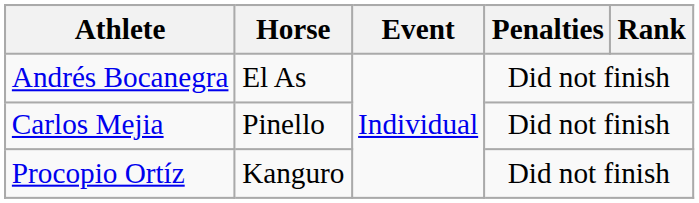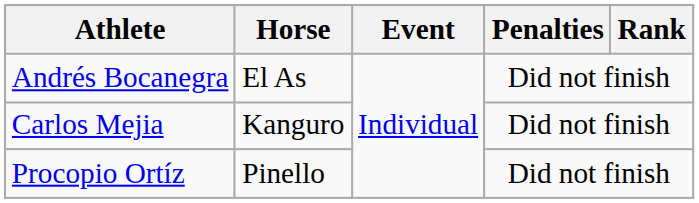(284, 125) Pinello -> (293, 125) Kanguro
(293, 173) Kanguro -> (284, 173) Pinello
